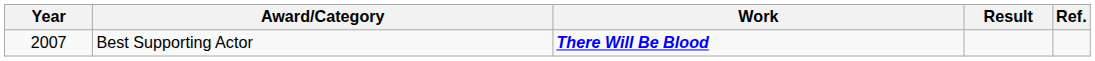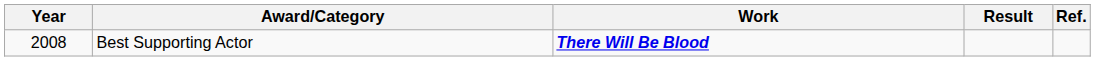(49, 42) 2007 -> (49, 42) 2008
